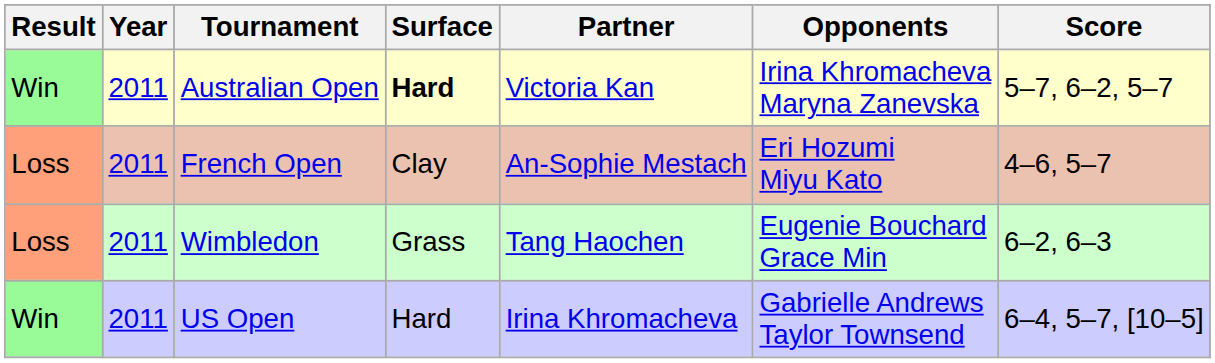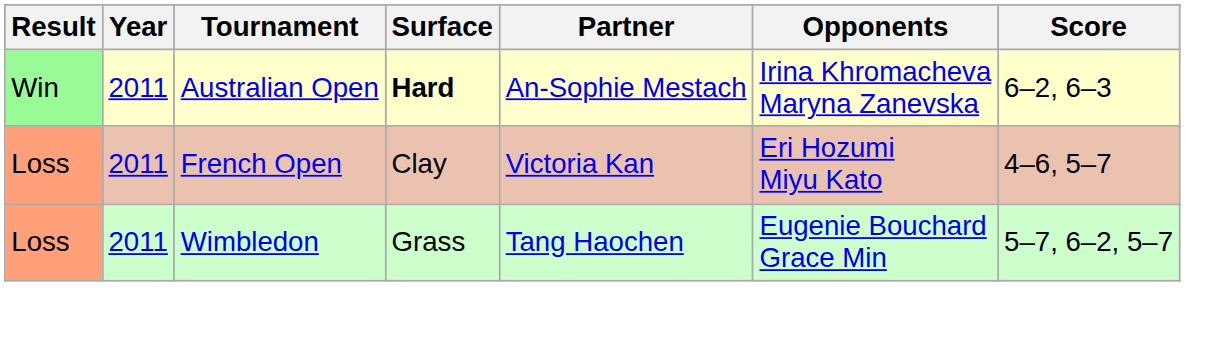(580, 87) Victoria Kan -> (626, 87) An-Sophie Mestach
(1089, 87) 5–7, 6–2, 5–7 -> (1058, 87) 6–2, 6–3
(626, 164) An-Sophie Mestach -> (580, 164) Victoria Kan
(1058, 241) 6–2, 6–3 -> (1089, 241) 5–7, 6–2, 5–7
- row: (237, 317)
